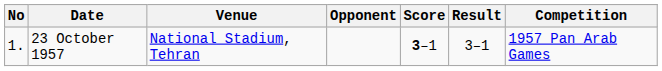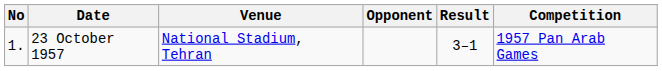- column: (424, 16)
